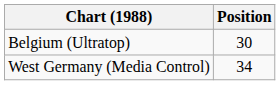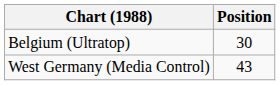(244, 67) 34 -> (244, 67) 43
